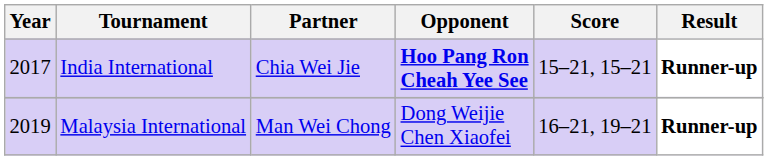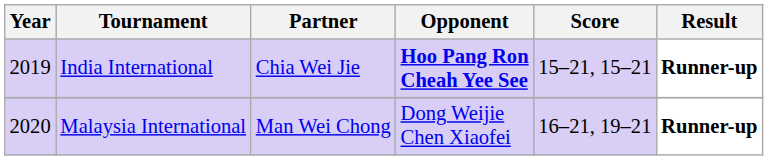(30, 67) 2017 -> (30, 67) 2019
(30, 126) 2019 -> (30, 126) 2020
